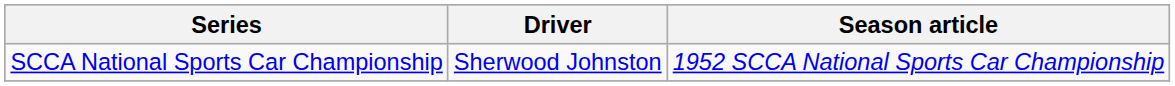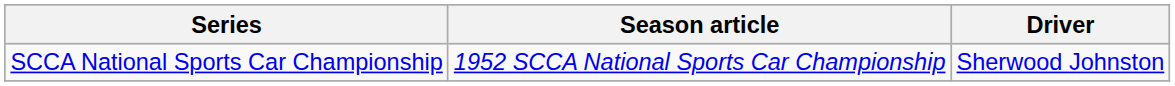columns swapped: (558, 24) <-> (919, 24)
